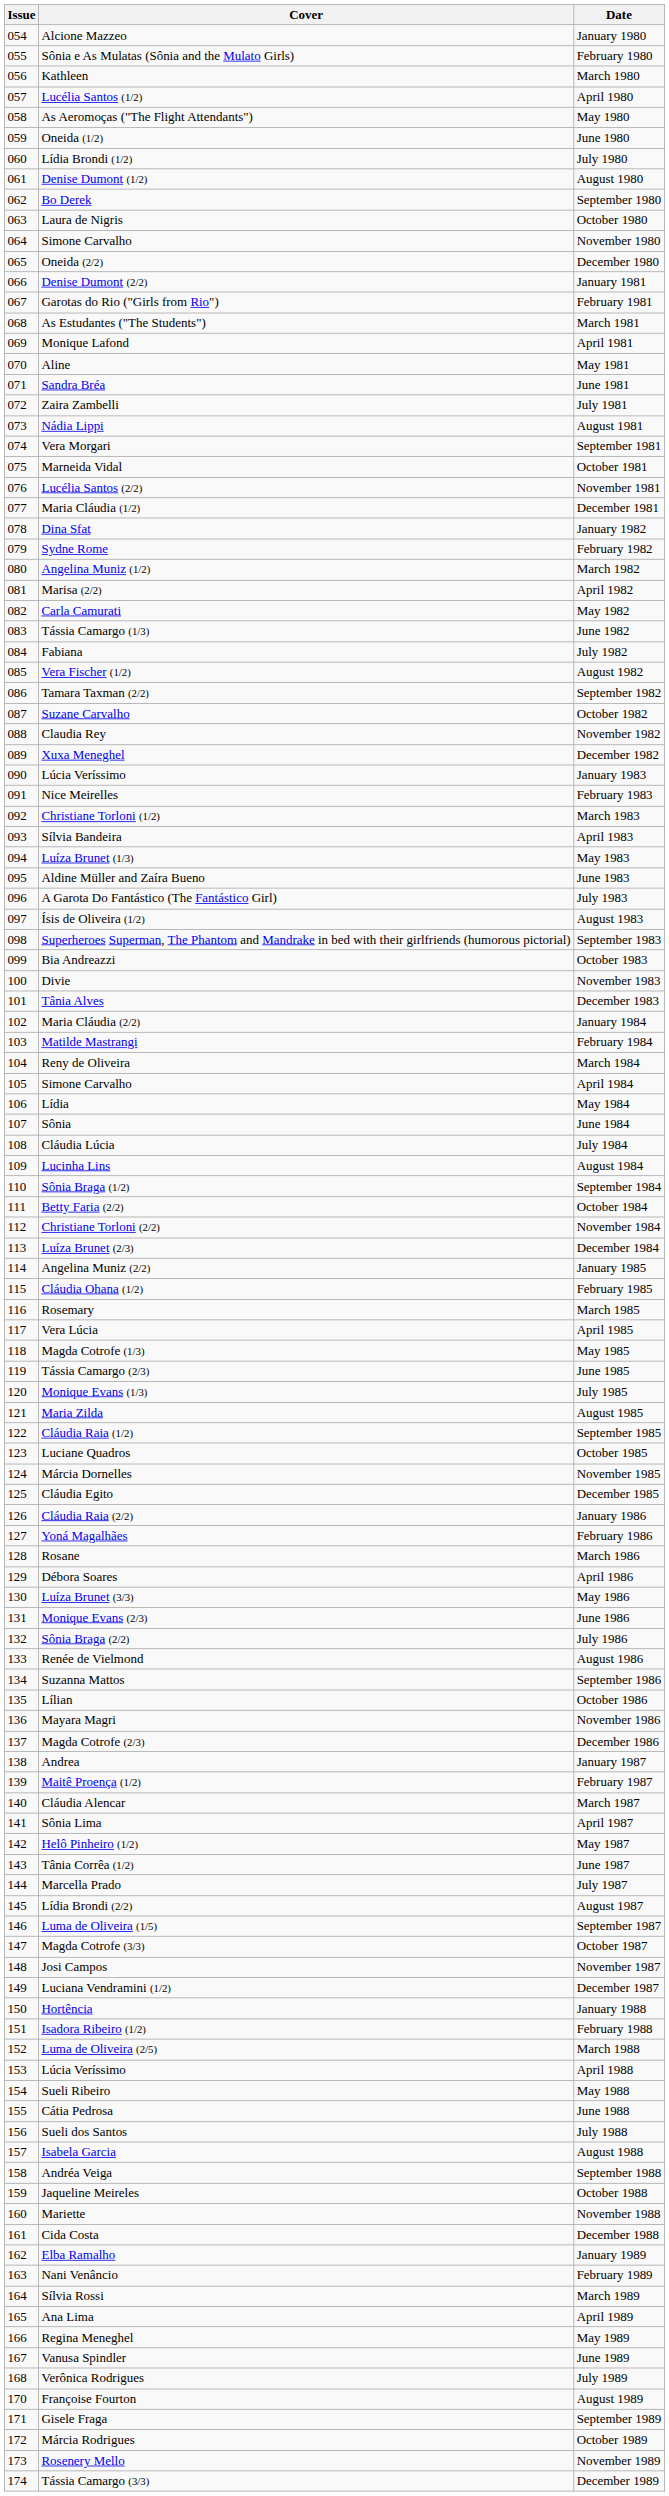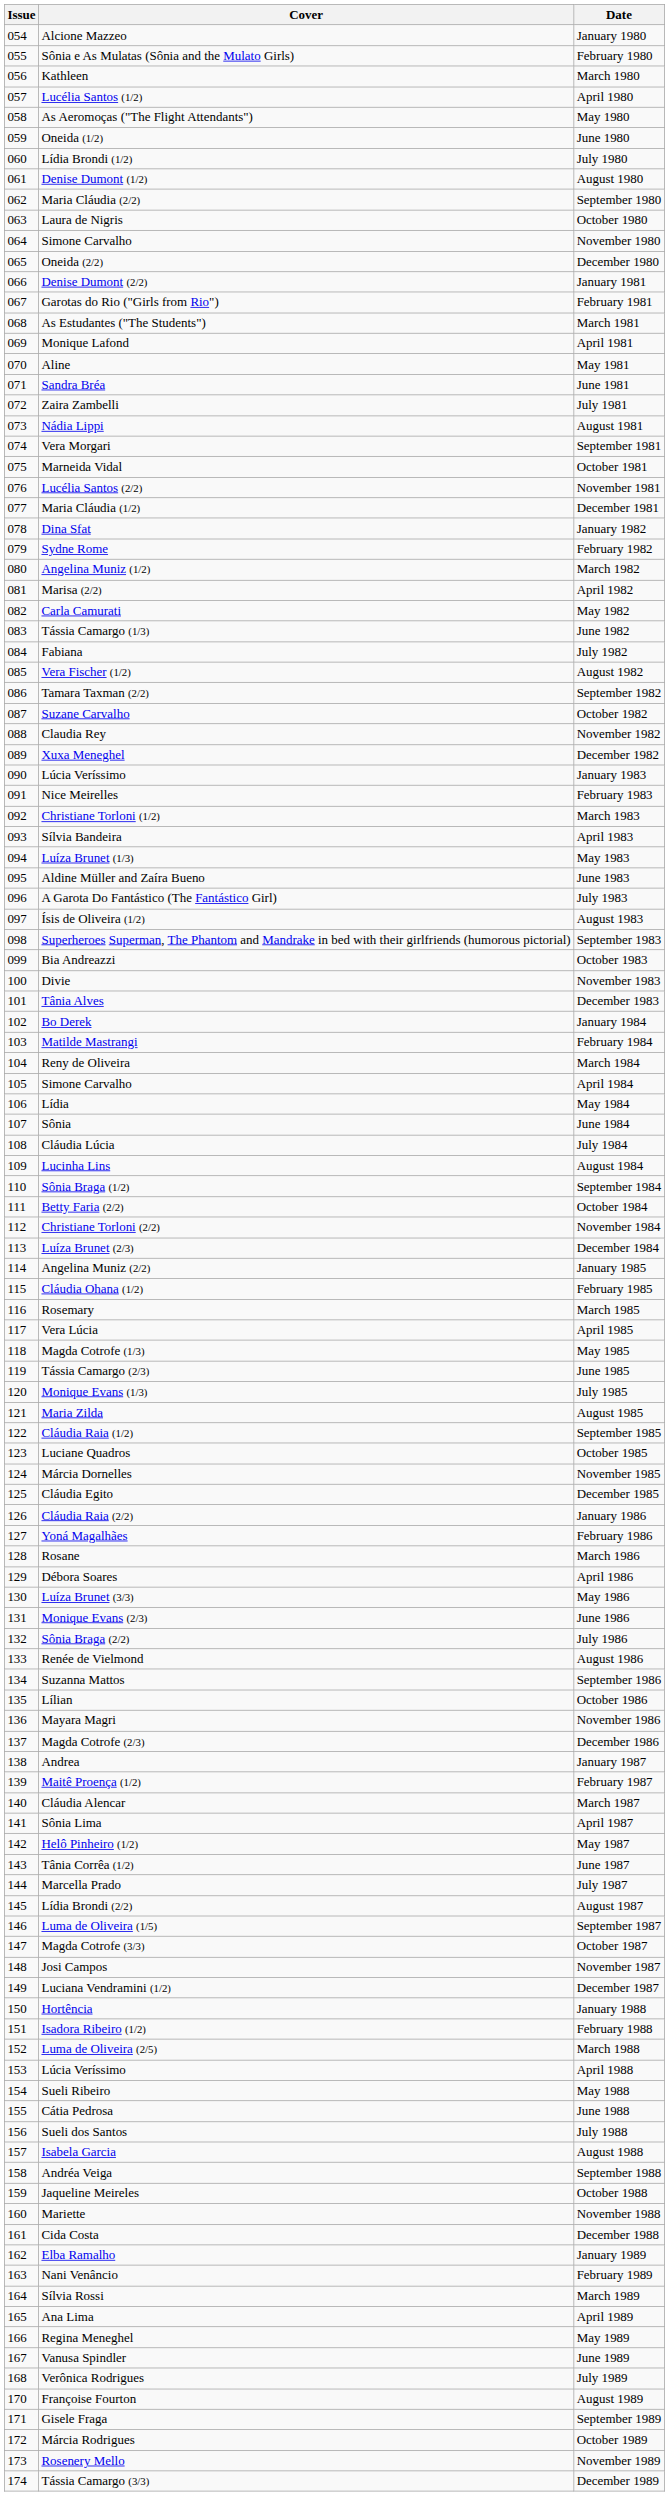(66, 199) Bo Derek -> (91, 199) Maria Cláudia (2/2)
(91, 1021) Maria Cláudia (2/2) -> (66, 1021) Bo Derek
